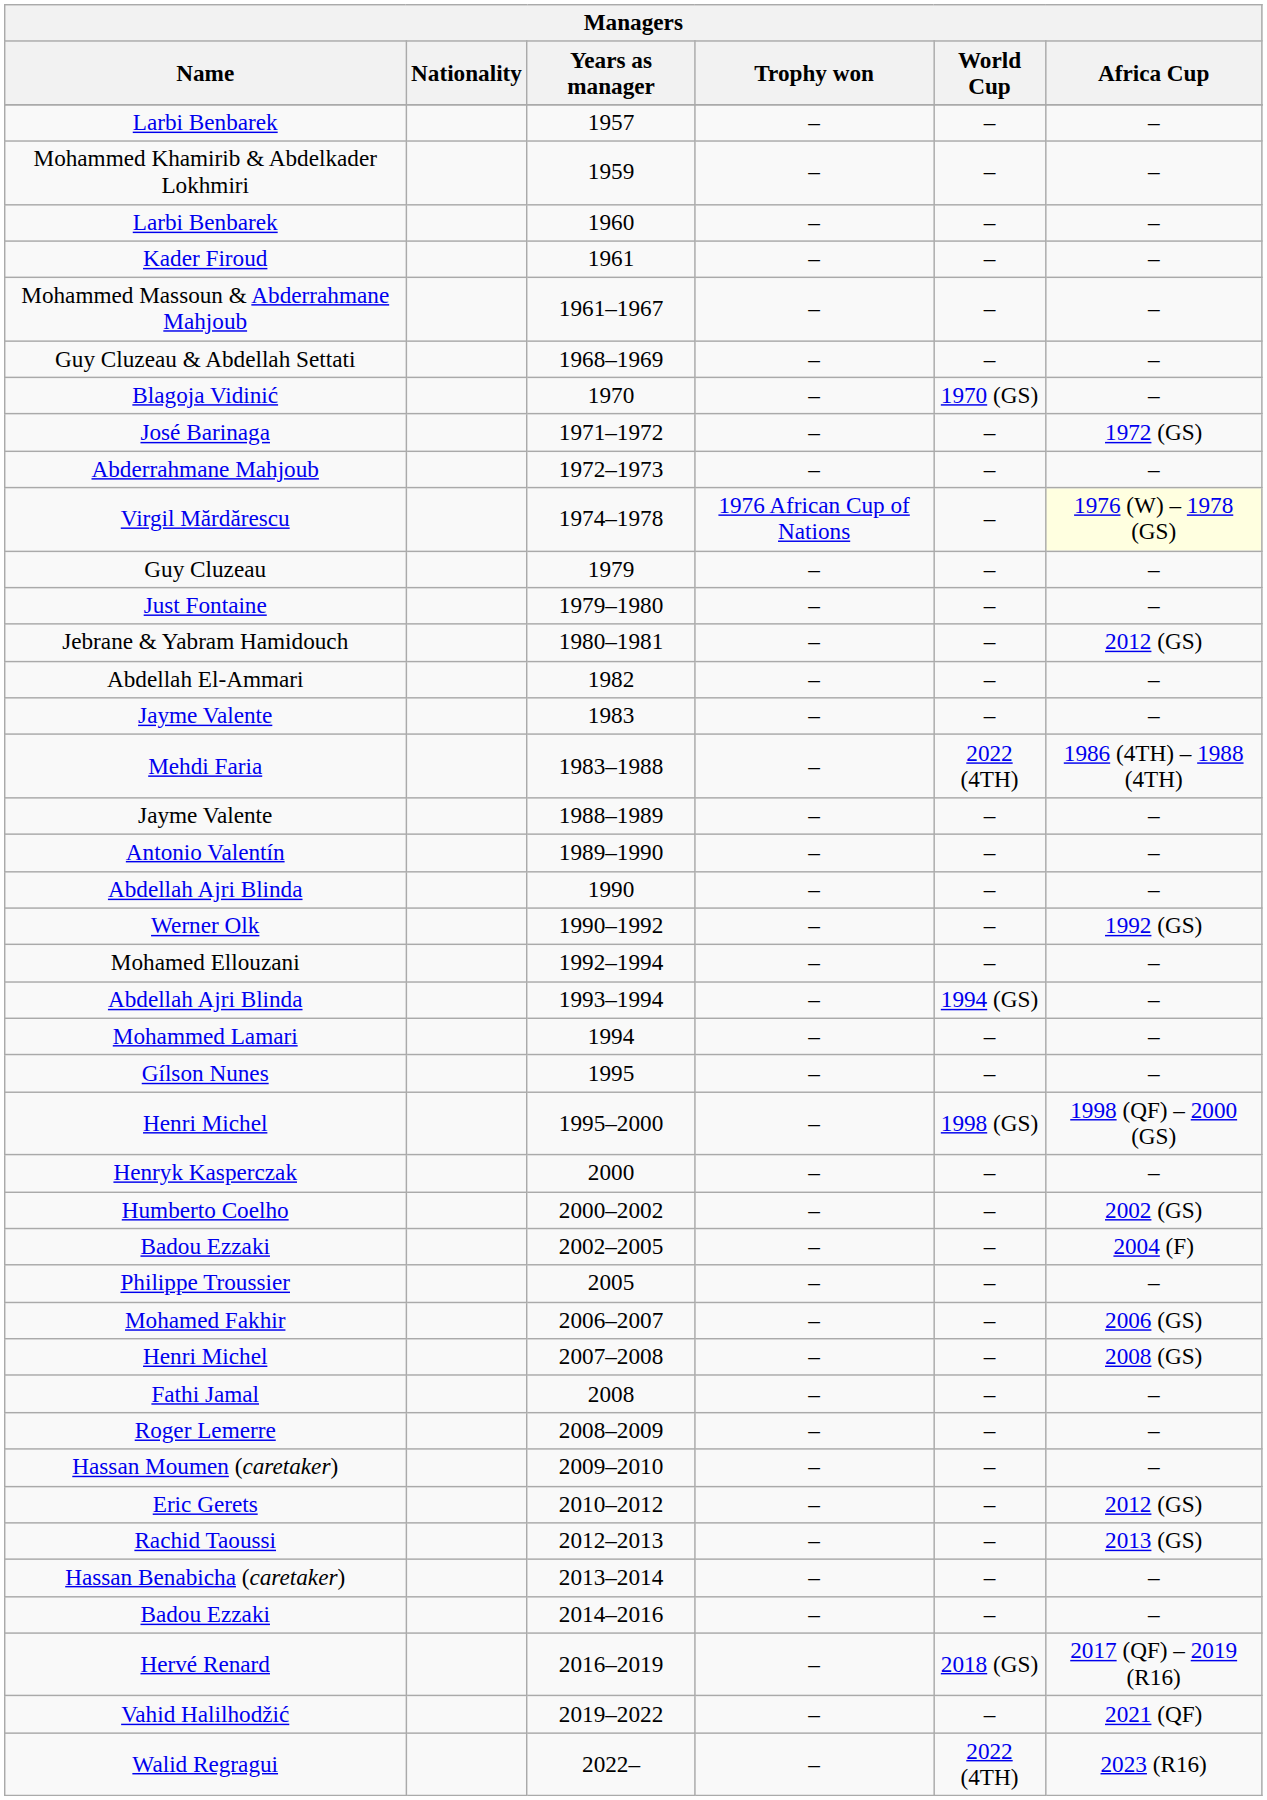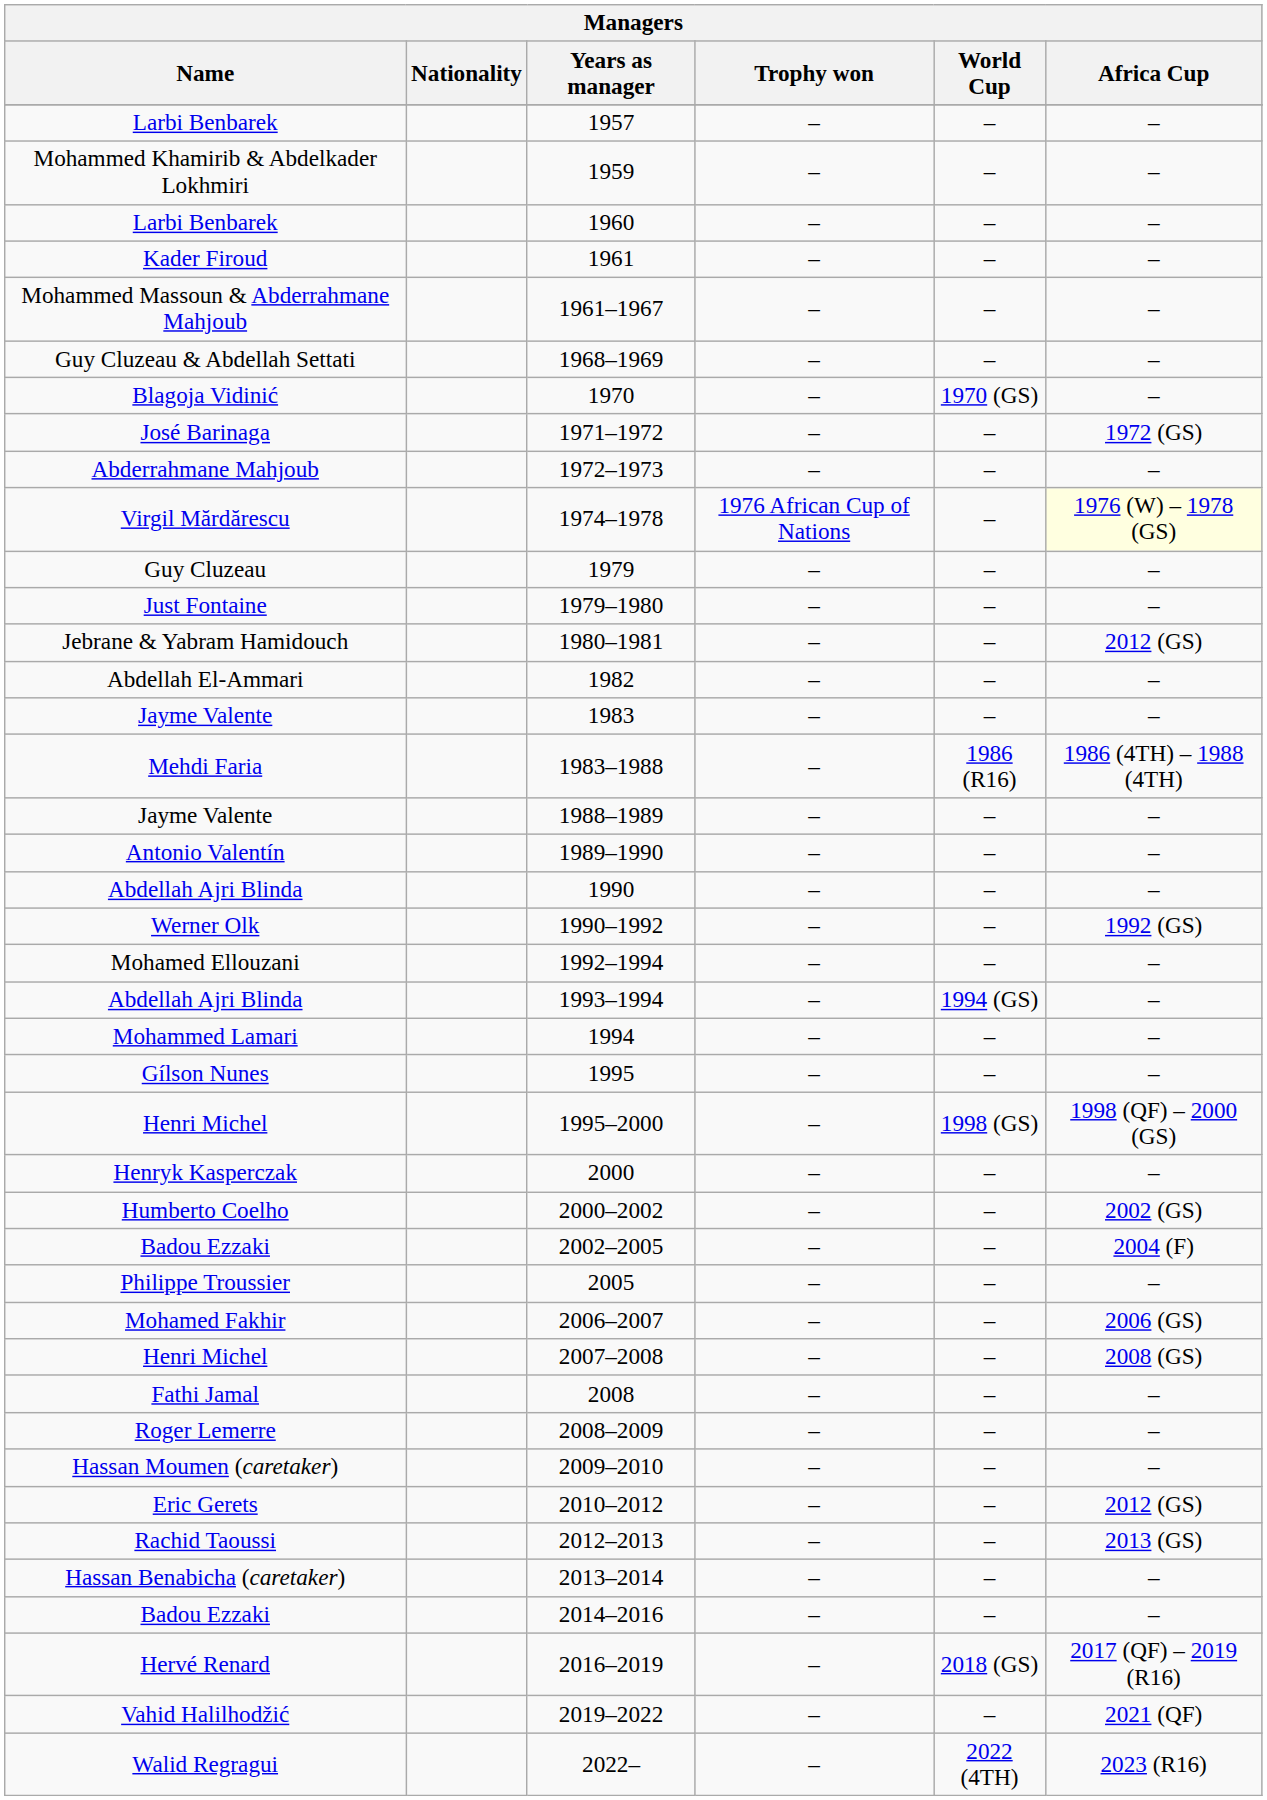(989, 765) 2022 (4TH) -> (989, 765) 1986 (R16)
